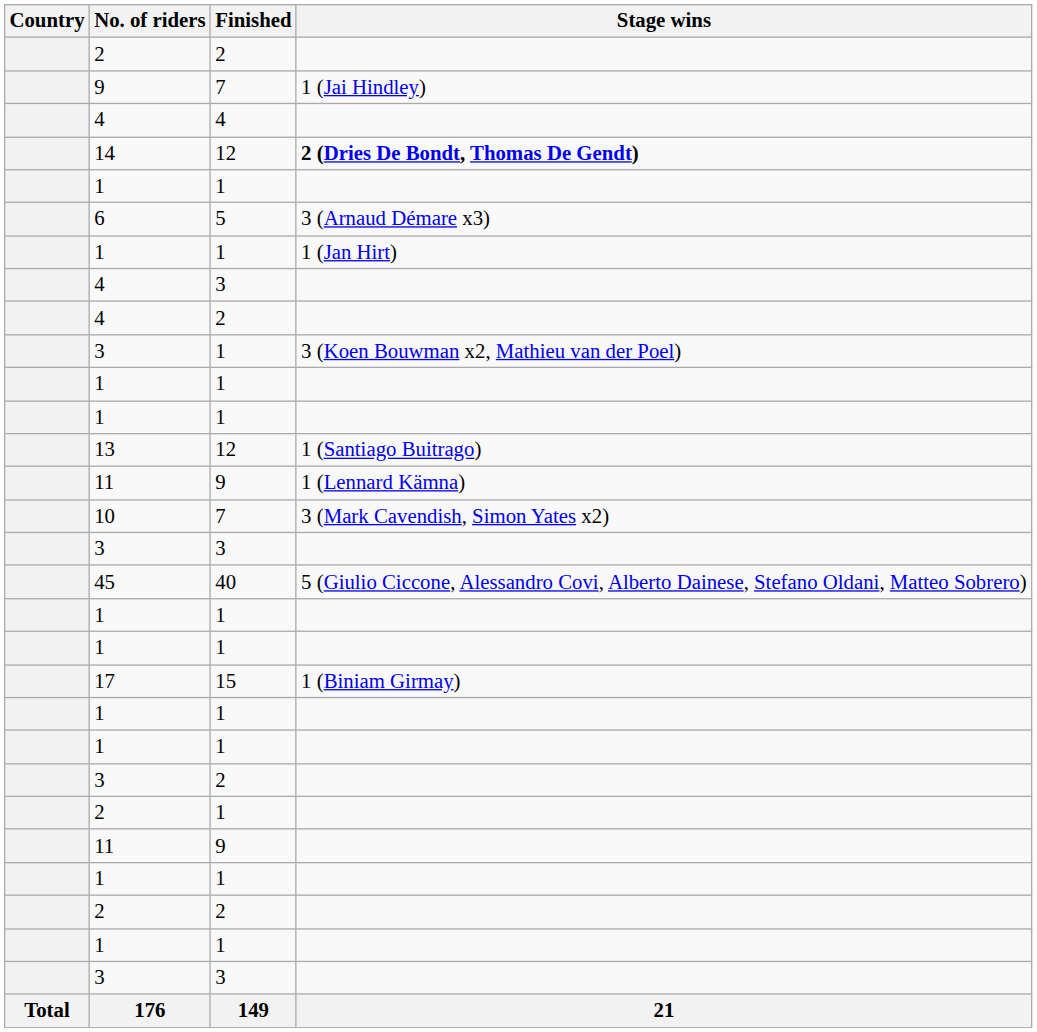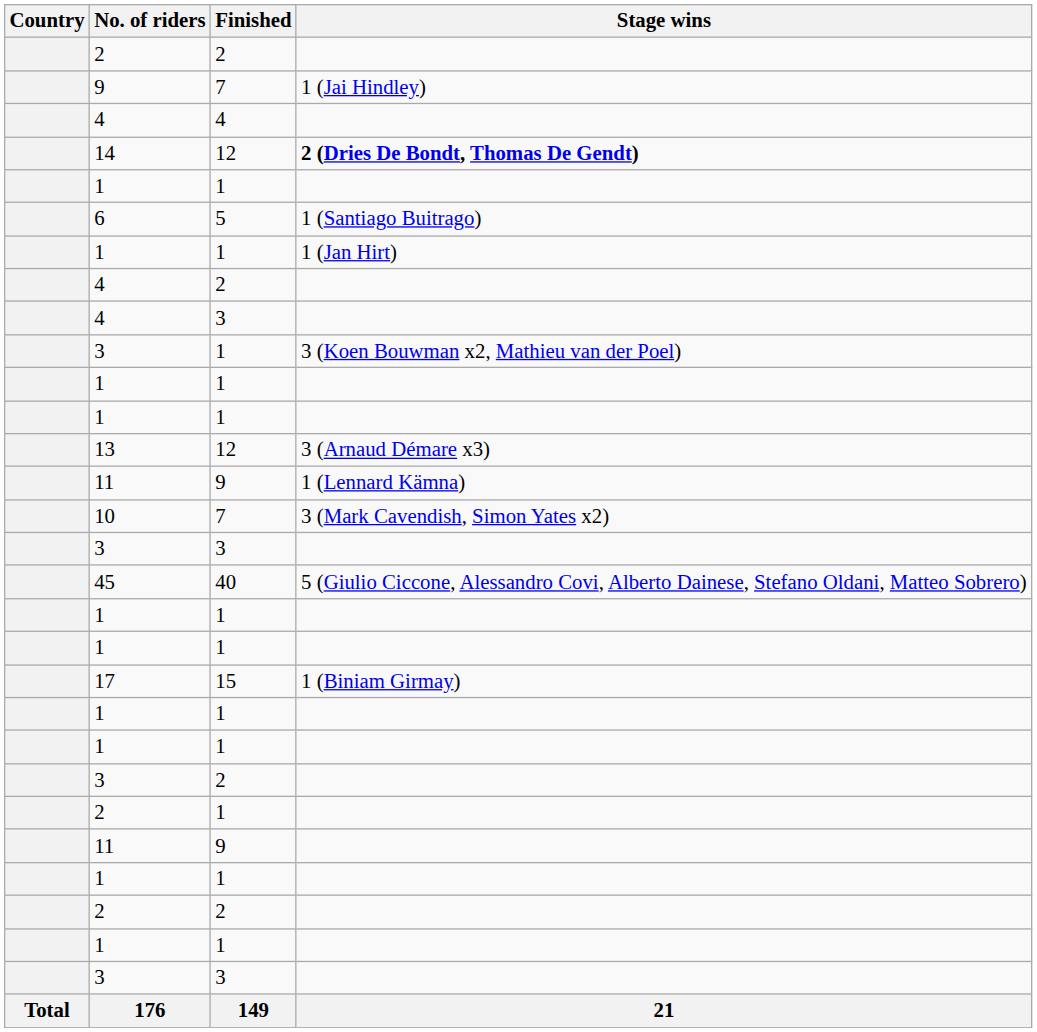(396, 218) 3 (Arnaud Démare x3) -> (391, 218) 1 (Santiago Buitrago)
rows swapped: (99, 284) <-> (99, 317)
(391, 449) 1 (Santiago Buitrago) -> (396, 449) 3 (Arnaud Démare x3)
